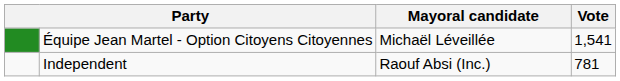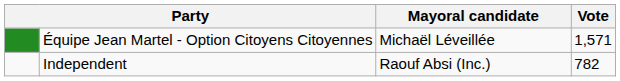(593, 40) 1,541 -> (593, 40) 1,571
(587, 64) 781 -> (587, 64) 782
